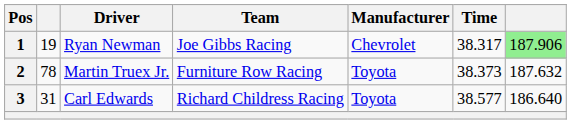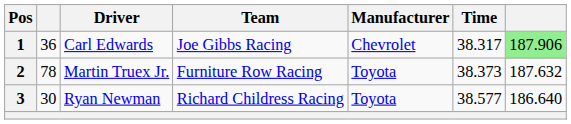(48, 44) 19 -> (48, 44) 36
(112, 44) Ryan Newman -> (109, 44) Carl Edwards
(48, 98) 31 -> (48, 98) 30
(109, 98) Carl Edwards -> (112, 98) Ryan Newman
